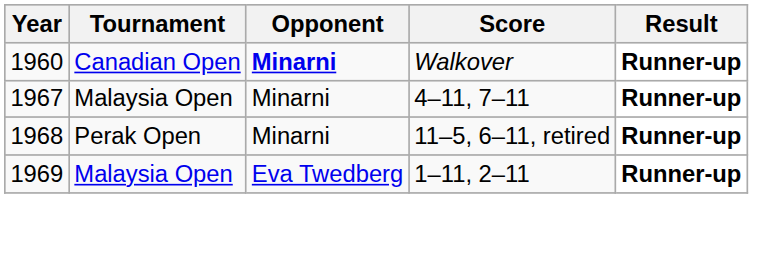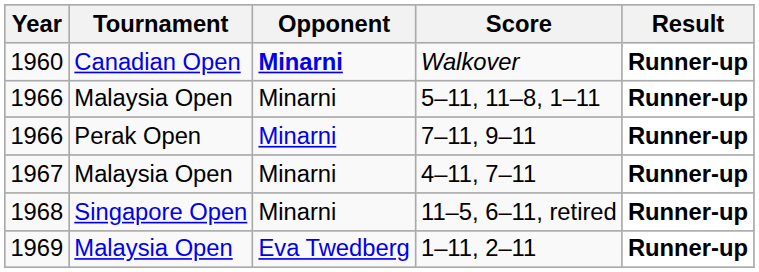+ row: (511, 99)
+ row: (479, 137)
(138, 137) Perak Open -> (161, 212) Singapore Open
